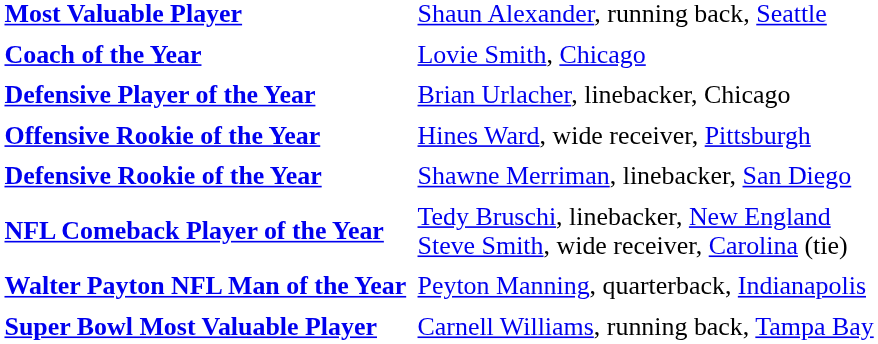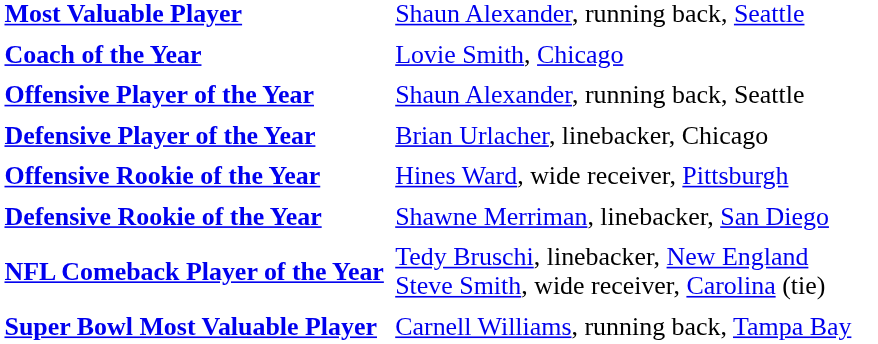+ row: (159, 94)
- row: (205, 285)
